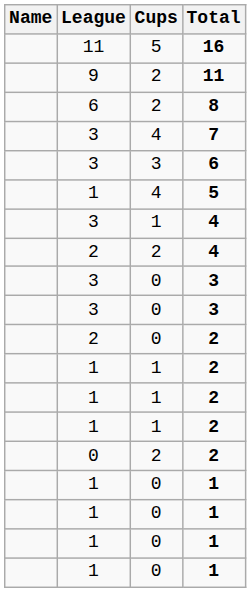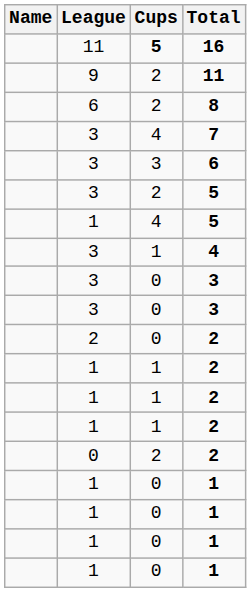(156, 49) normal -> (156, 49) bold
+ row: (93, 194)
- row: (93, 252)
